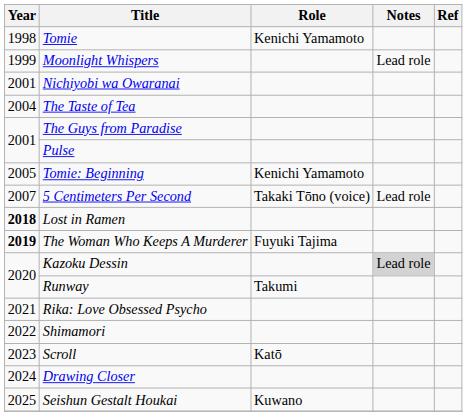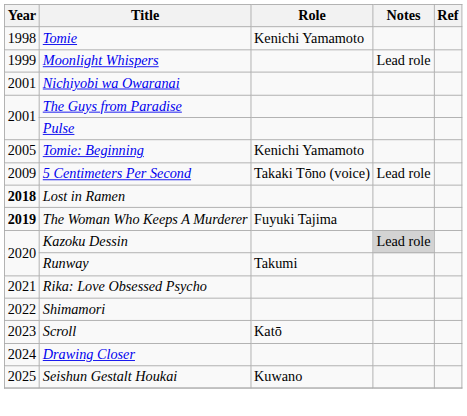- row: (89, 106)
(22, 196) 2007 -> (22, 173) 2009
